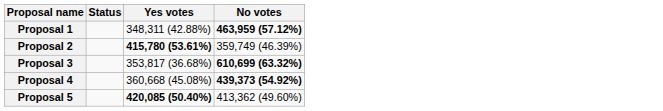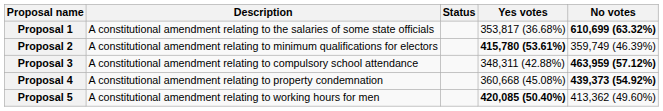+ column: (263, 13)
(169, 30) 348,311 (42.88%) -> (523, 30) 353,817 (36.68%)
(259, 30) 463,959 (57.12%) -> (613, 30) 610,699 (63.32%)
(169, 64) 353,817 (36.68%) -> (523, 64) 348,311 (42.88%)
(259, 64) 610,699 (63.32%) -> (613, 64) 463,959 (57.12%)
